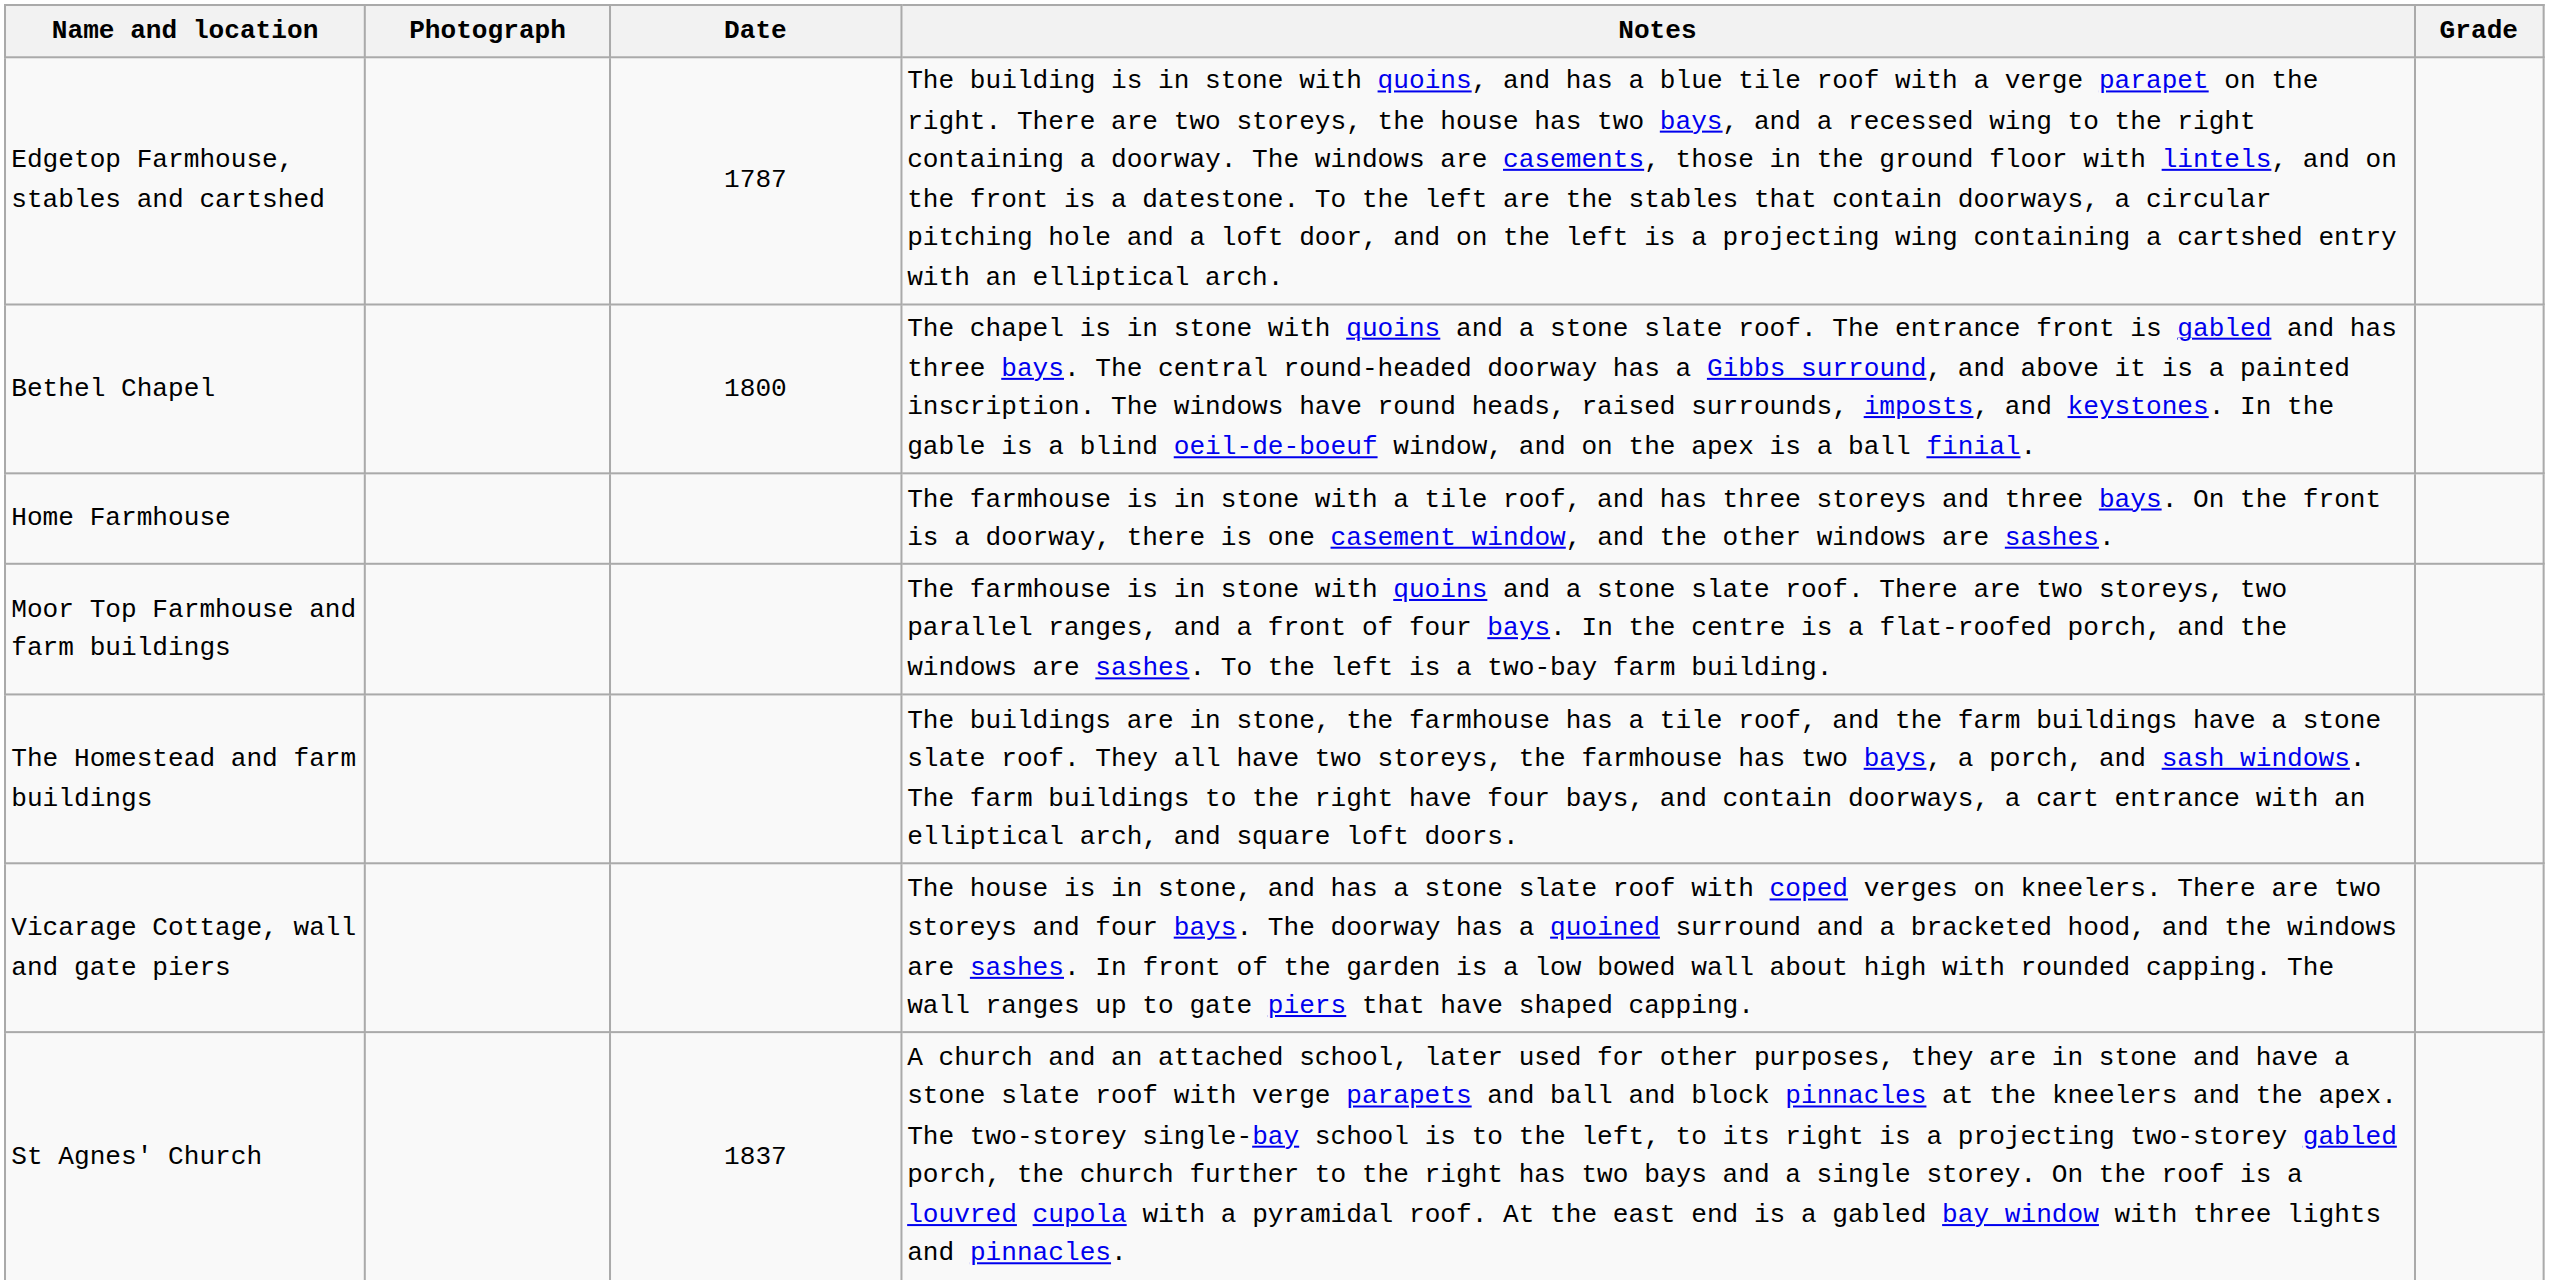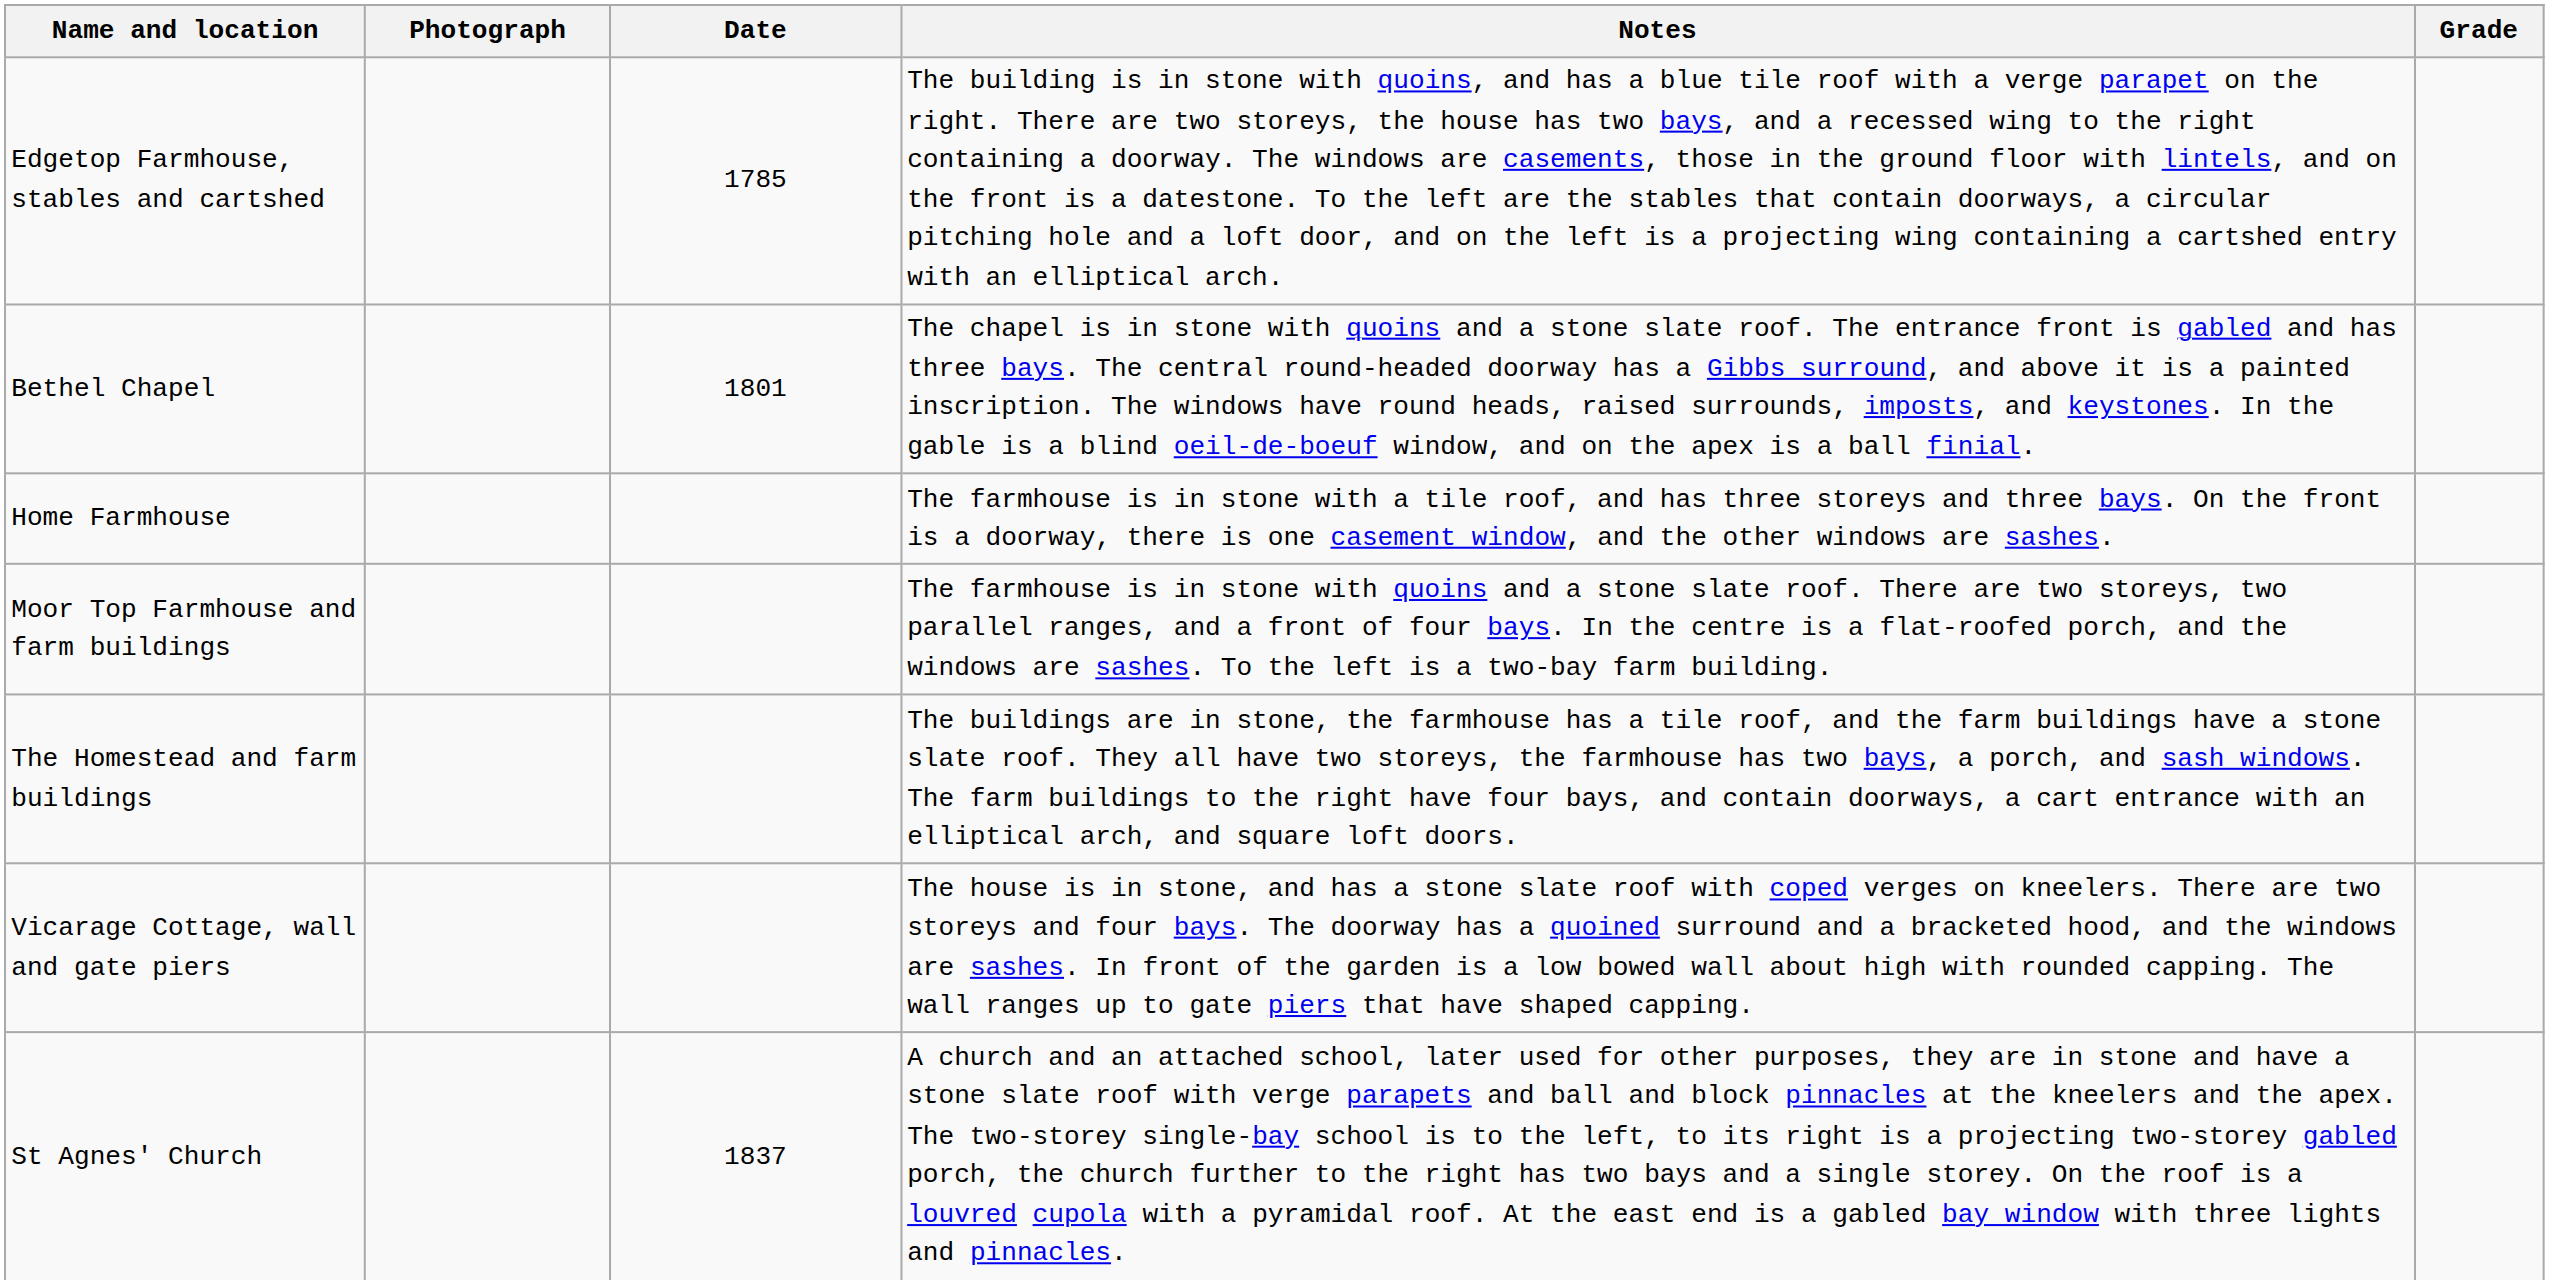(755, 180) 1787 -> (755, 180) 1785
(755, 388) 1800 -> (755, 388) 1801
